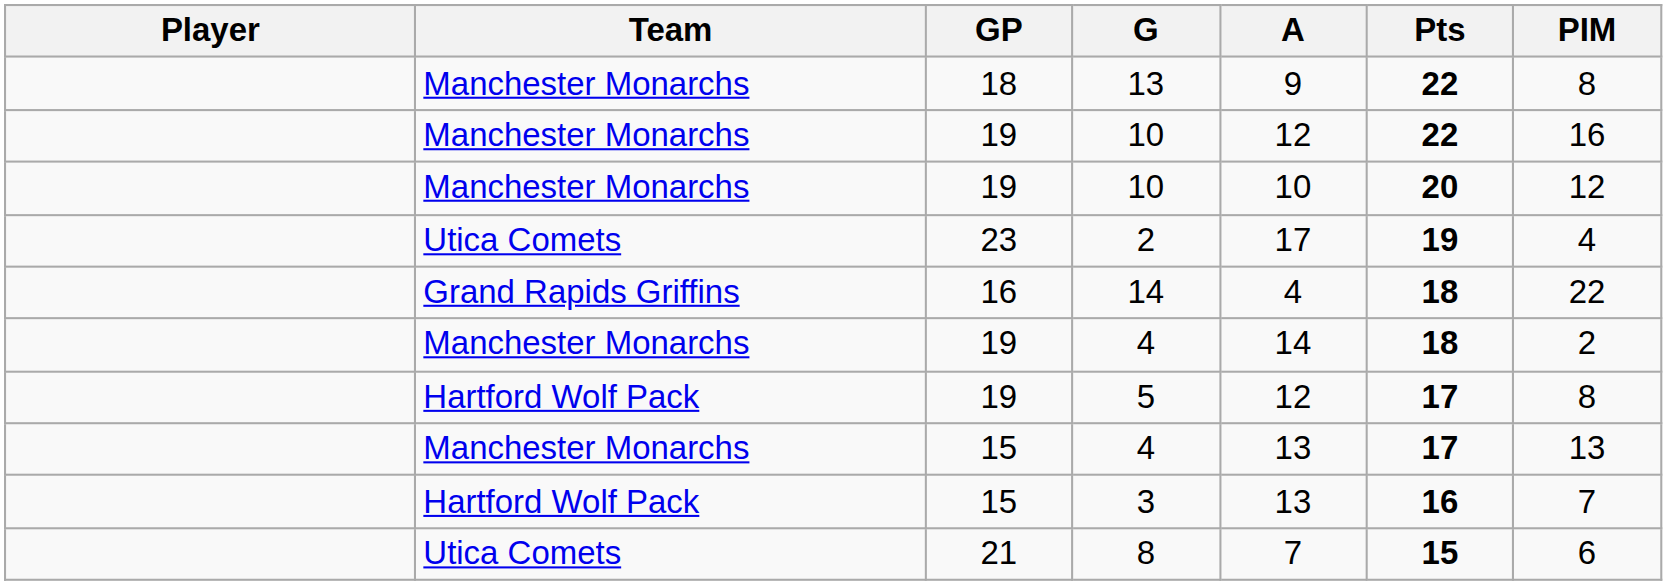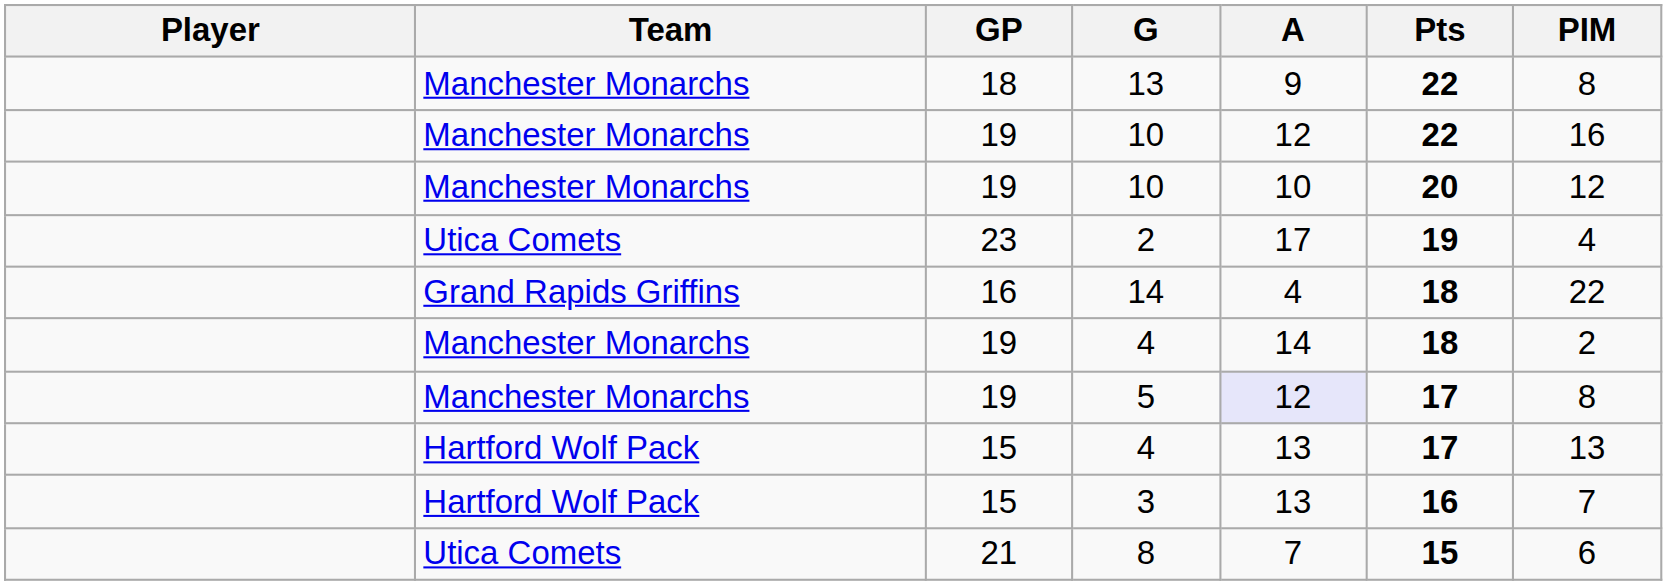(561, 396) Hartford Wolf Pack -> (586, 396) Manchester Monarchs
(1293, 396) no background -> (1293, 396) lavender background
(586, 448) Manchester Monarchs -> (561, 448) Hartford Wolf Pack
